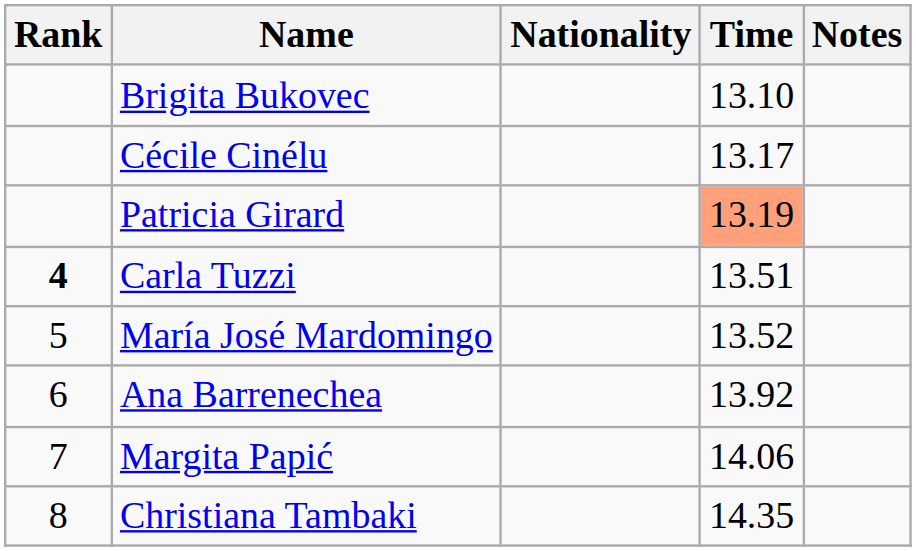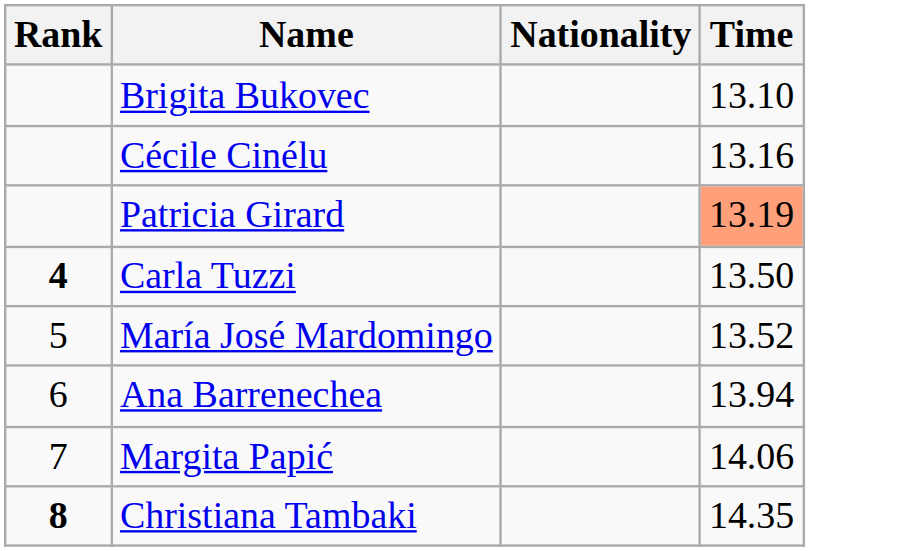- column: (857, 34)
(752, 154) 13.17 -> (752, 154) 13.16
(752, 275) 13.51 -> (752, 275) 13.50
(752, 395) 13.92 -> (752, 395) 13.94
(58, 515) normal -> (58, 515) bold
